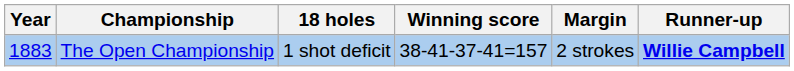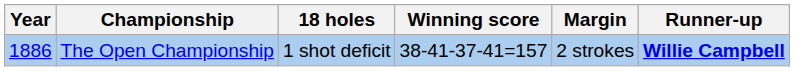(30, 50) 1883 -> (30, 50) 1886
